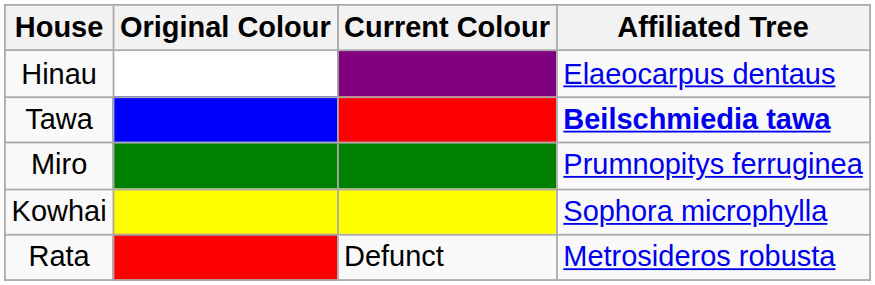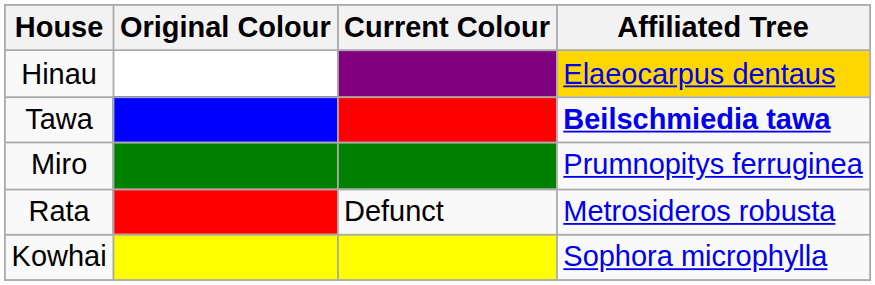(699, 73) no background -> (699, 73) gold background
rows swapped: (59, 211) <-> (59, 257)
